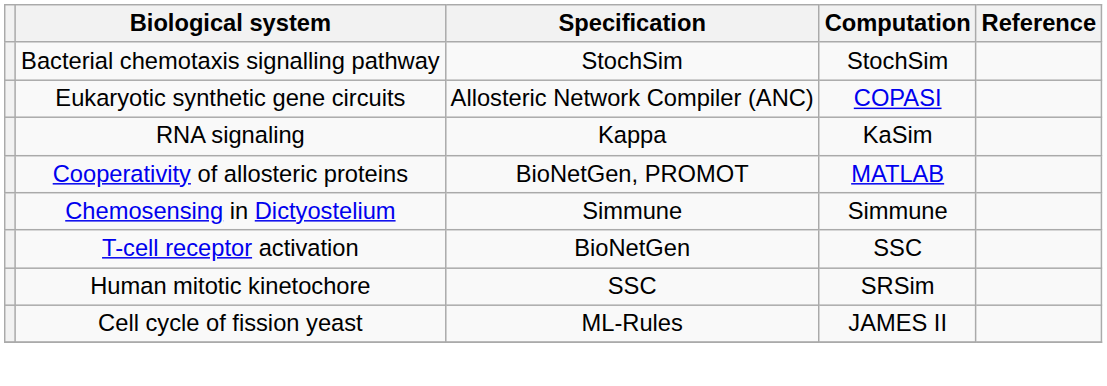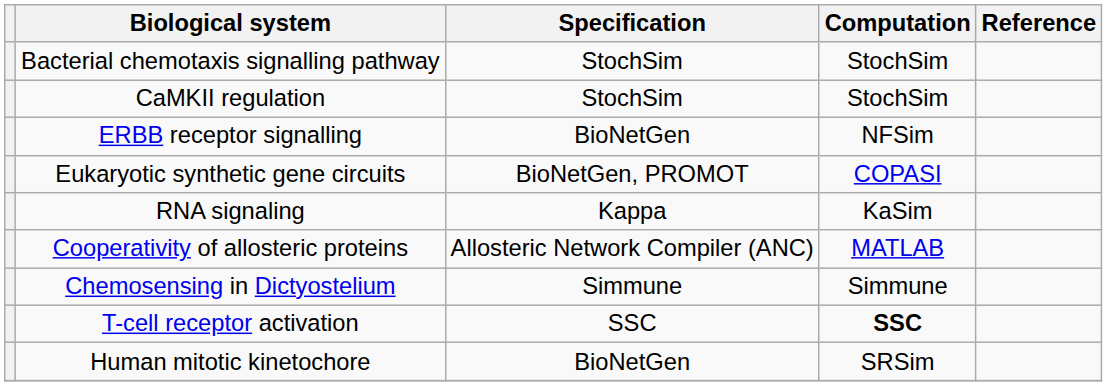+ row: (230, 98)
+ row: (230, 135)
(632, 98) Allosteric Network Compiler (ANC) -> (632, 173) BioNetGen, PROMOT
(632, 173) BioNetGen, PROMOT -> (632, 248) Allosteric Network Compiler (ANC)
(632, 248) BioNetGen -> (632, 323) SSC
(898, 248) normal -> (898, 323) bold
(632, 286) SSC -> (632, 361) BioNetGen
- row: (230, 323)
